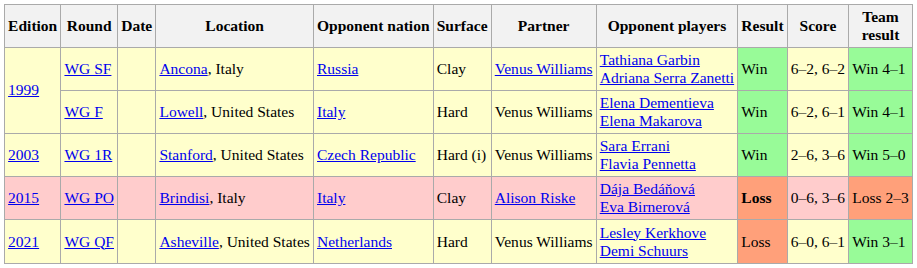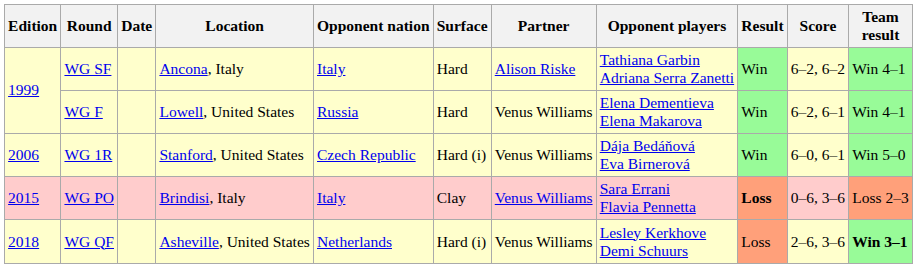(338, 68) Russia -> (331, 68) Italy
(451, 68) Clay -> (452, 68) Hard
(544, 68) Venus Williams -> (535, 68) Alison Riske
(331, 111) Italy -> (338, 111) Russia
(24, 155) 2003 -> (24, 155) 2006
(648, 155) Sara Errani Flavia Pennetta -> (647, 155) Dája Bedáňová Eva Birnerová
(818, 155) 2–6, 3–6 -> (818, 155) 6–0, 6–1
(535, 198) Alison Riske -> (544, 198) Venus Williams
(647, 198) Dája Bedáňová Eva Birnerová -> (648, 198) Sara Errani Flavia Pennetta
(24, 241) 2021 -> (24, 241) 2018
(452, 241) Hard -> (461, 241) Hard (i)
(818, 241) 6–0, 6–1 -> (818, 241) 2–6, 3–6
(879, 241) normal -> (880, 241) bold
